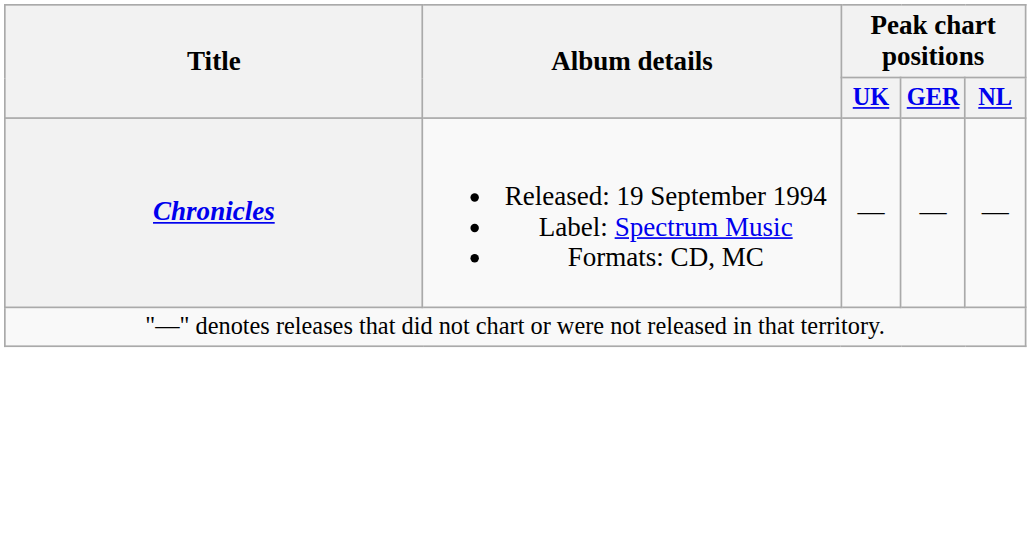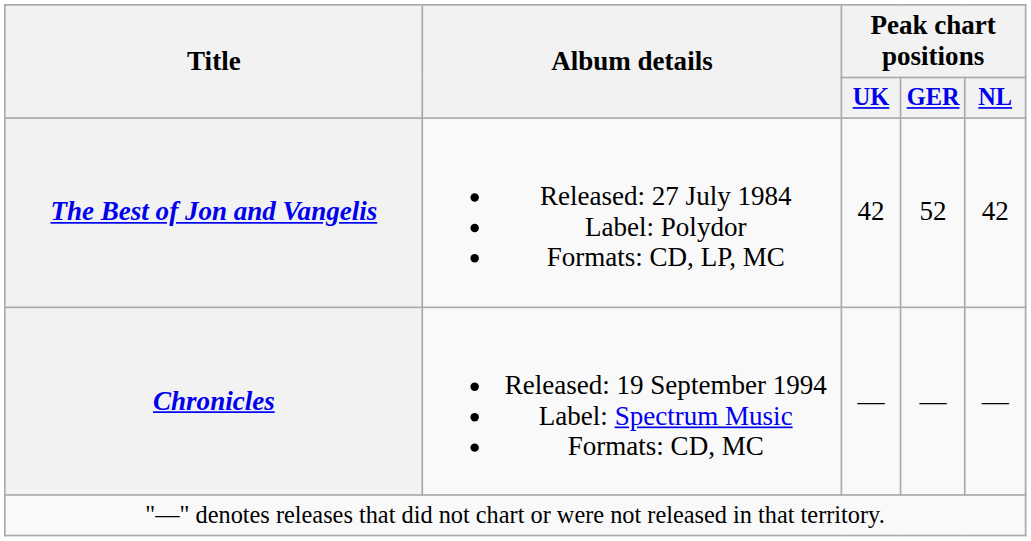+ row: (214, 212)
